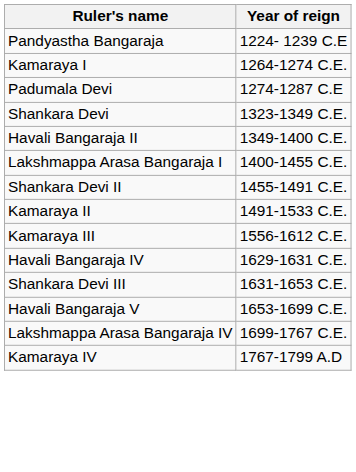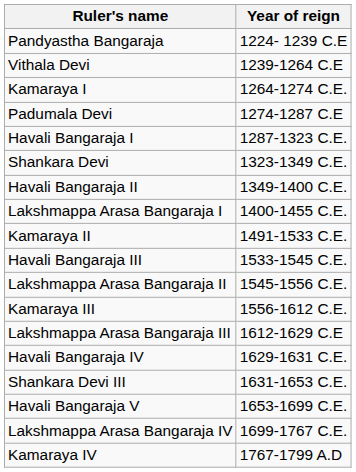+ row: (49, 65)
+ row: (71, 138)
- row: (65, 187)
+ row: (75, 260)
+ row: (117, 284)
+ row: (119, 333)
